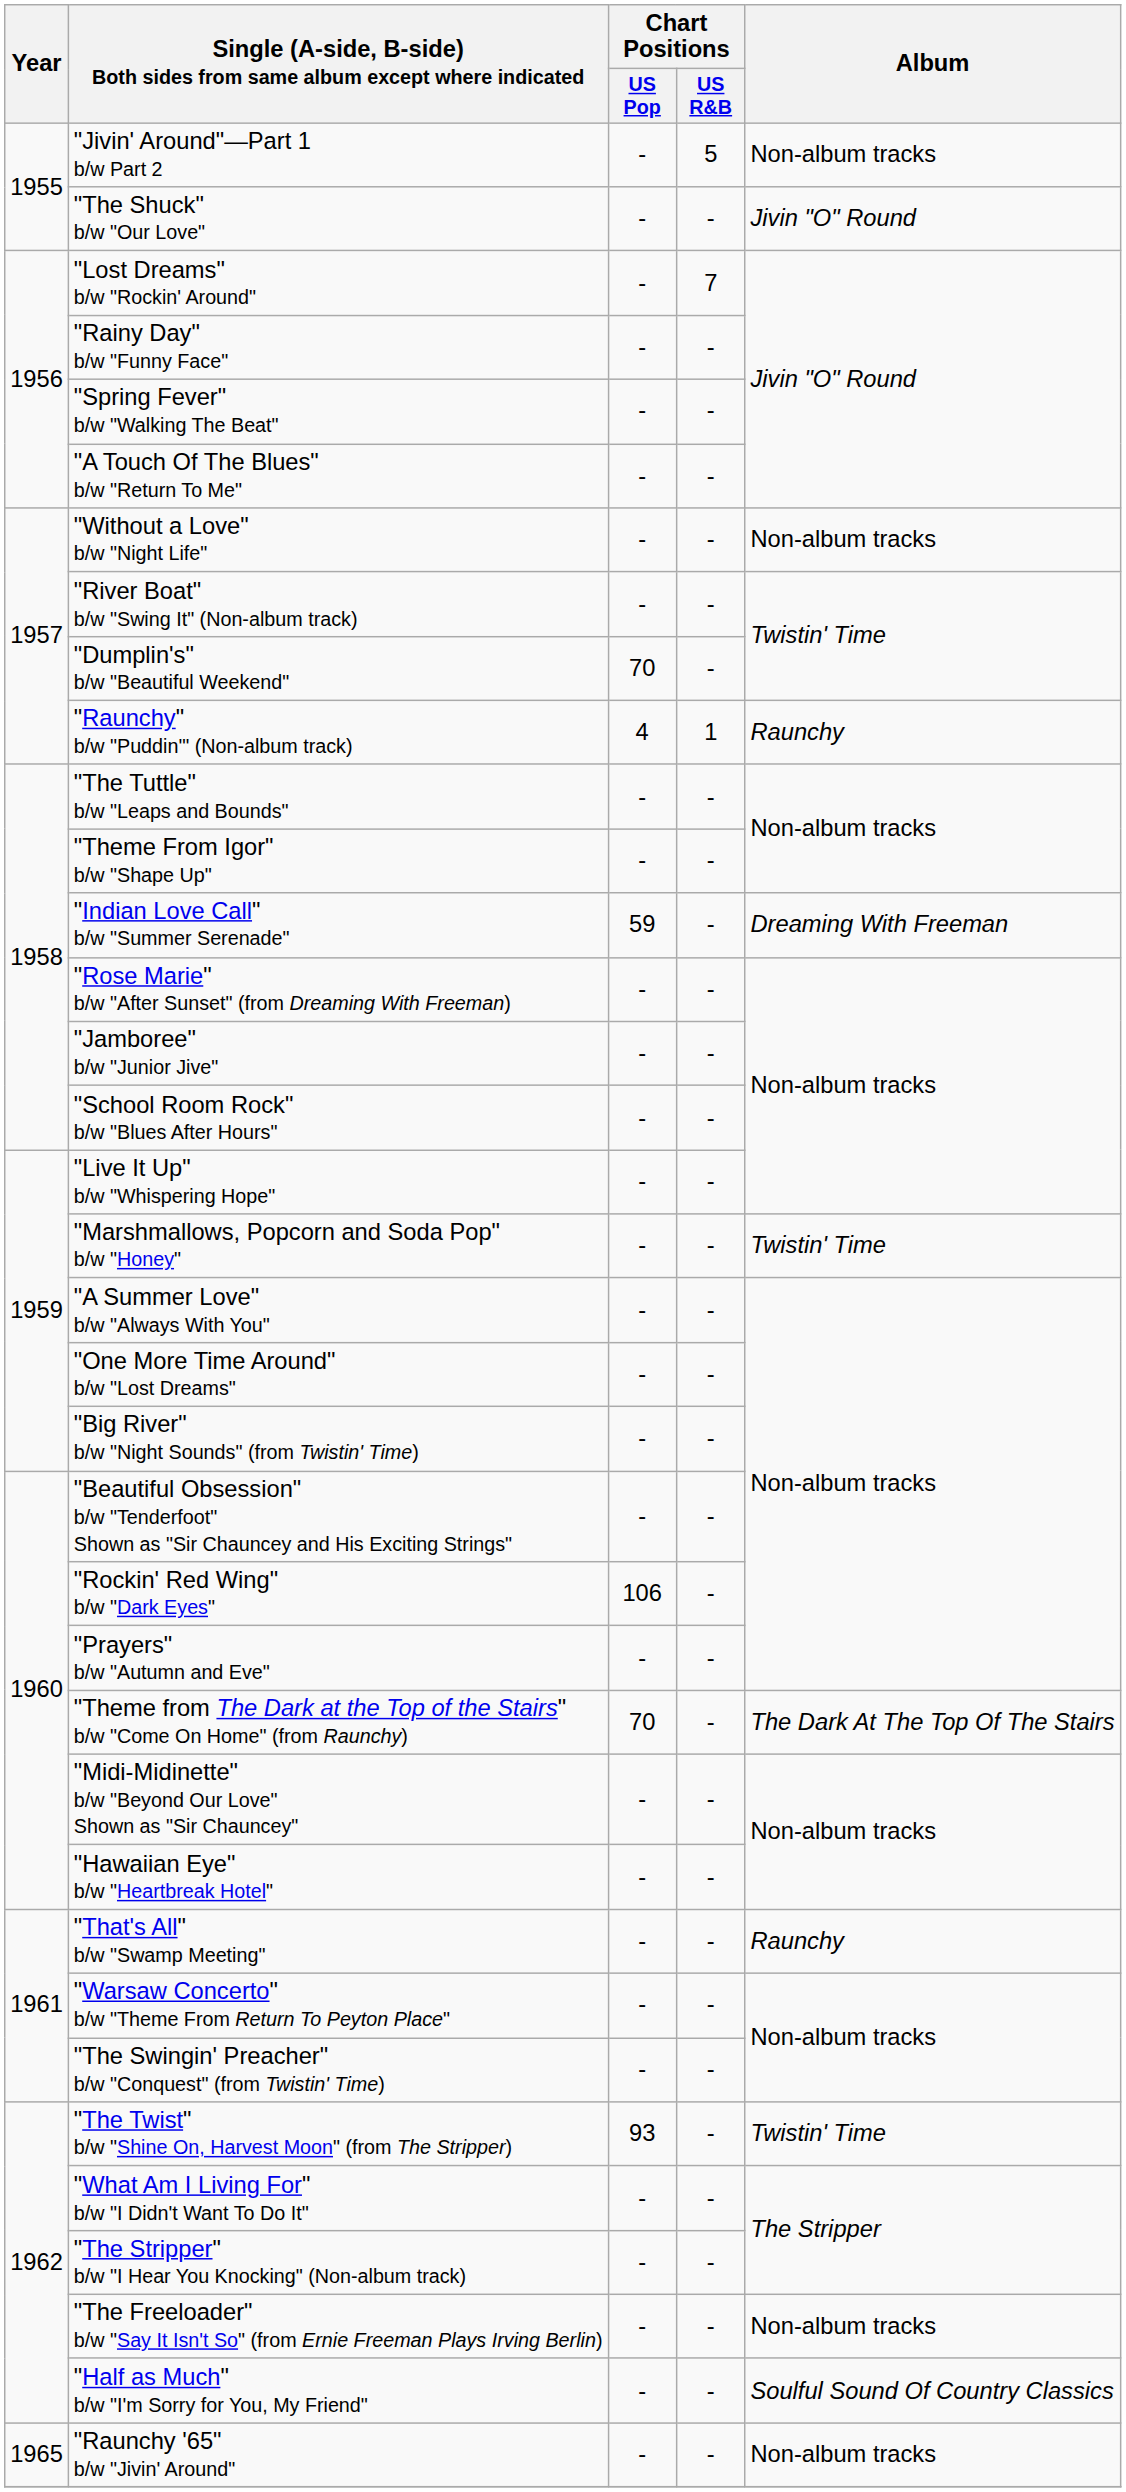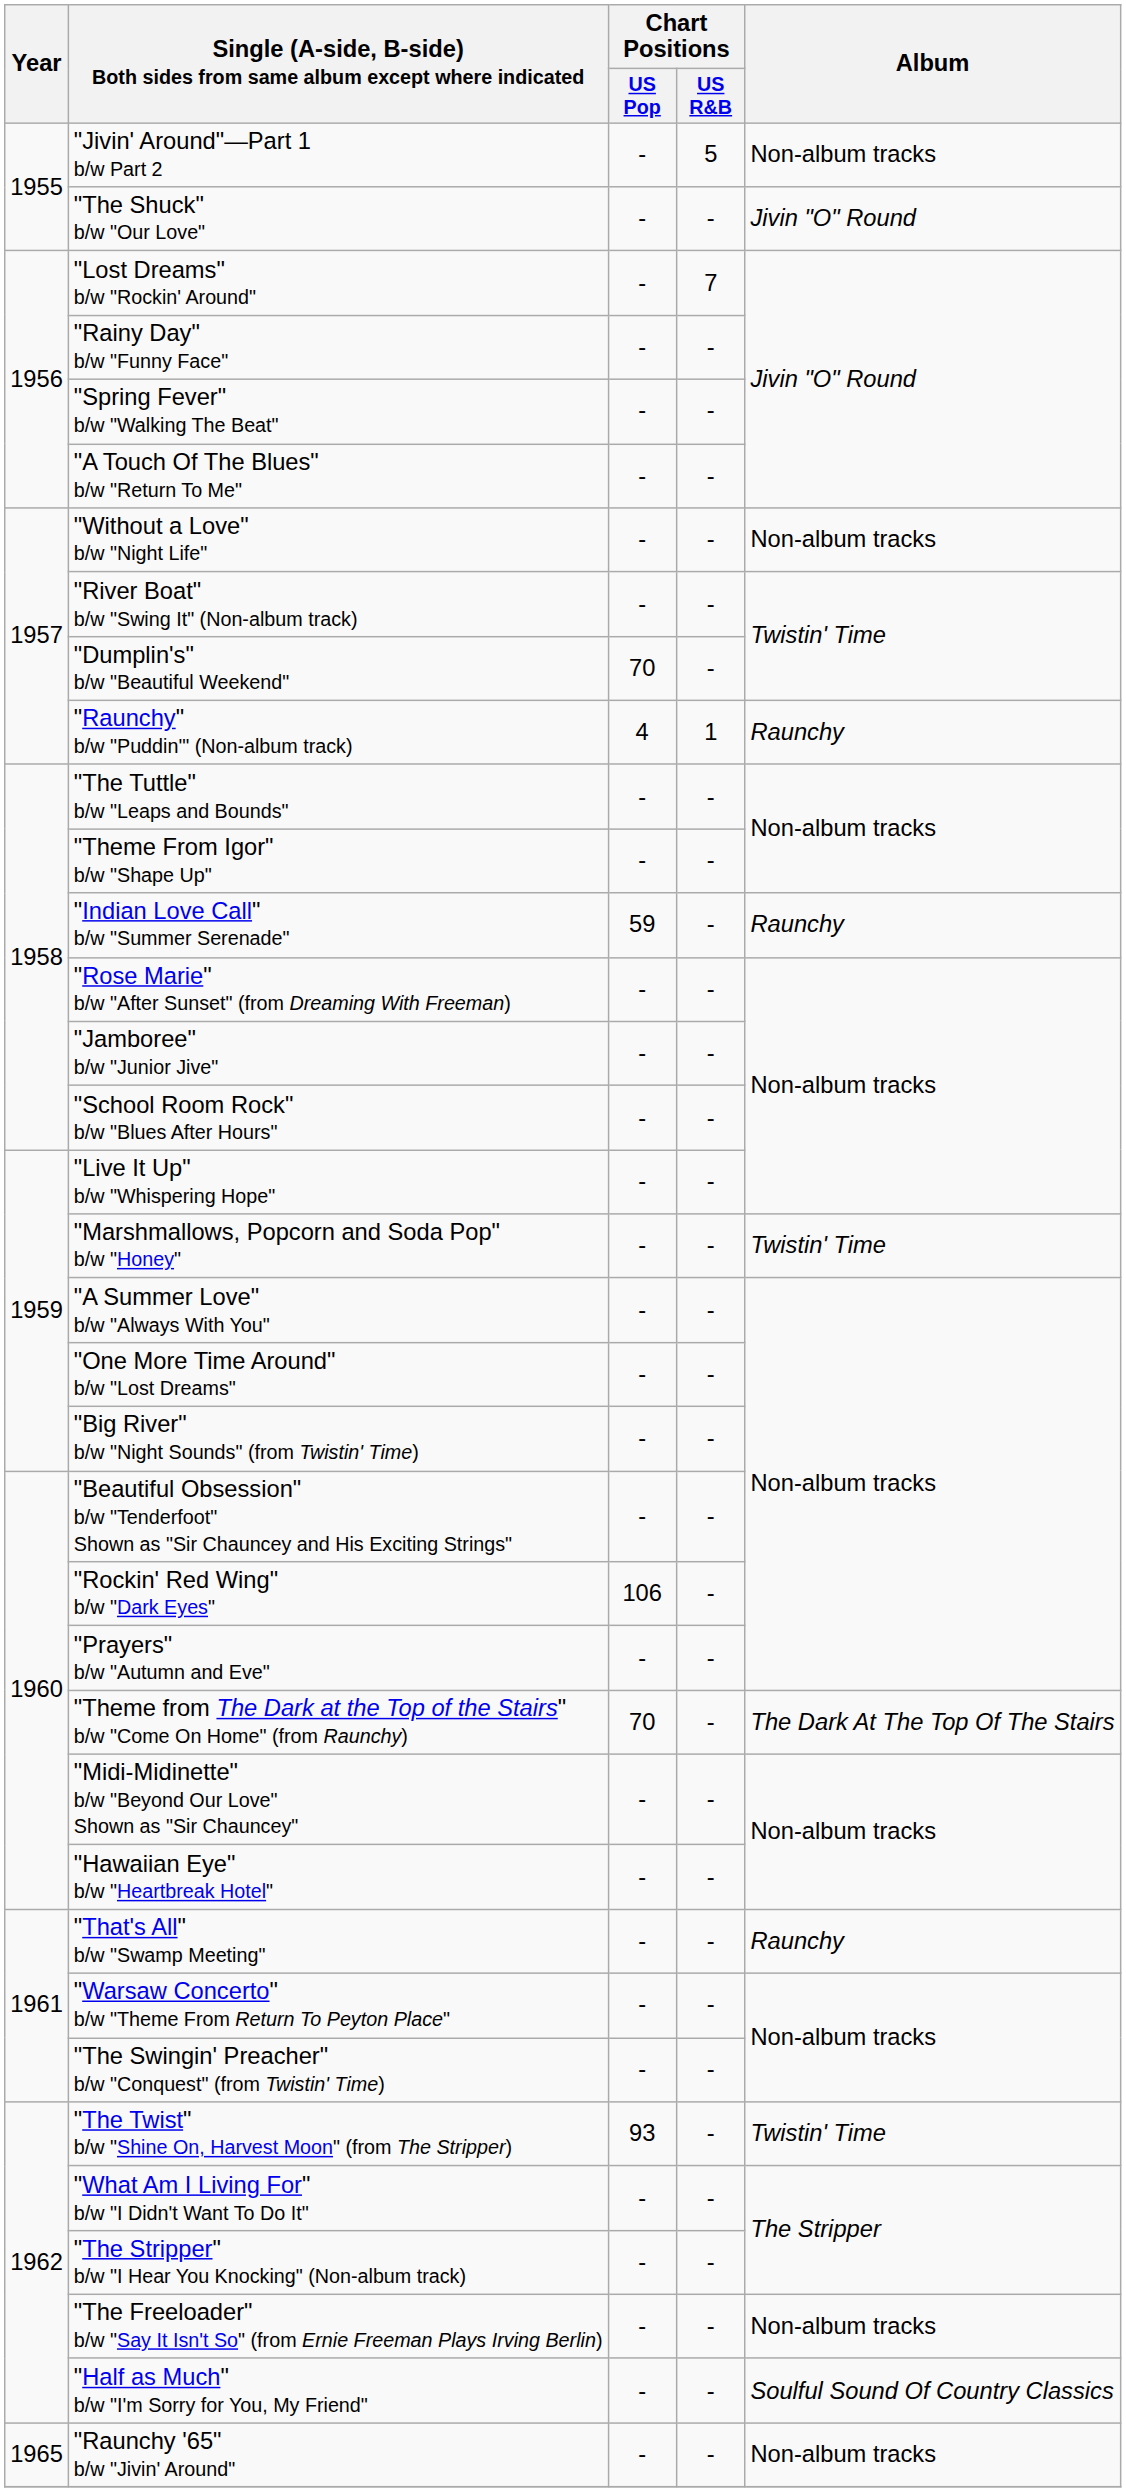(879, 924) Dreaming With Freeman -> (797, 924) Raunchy
